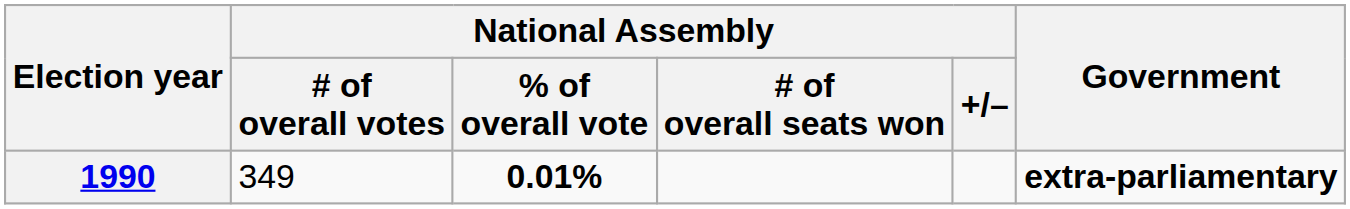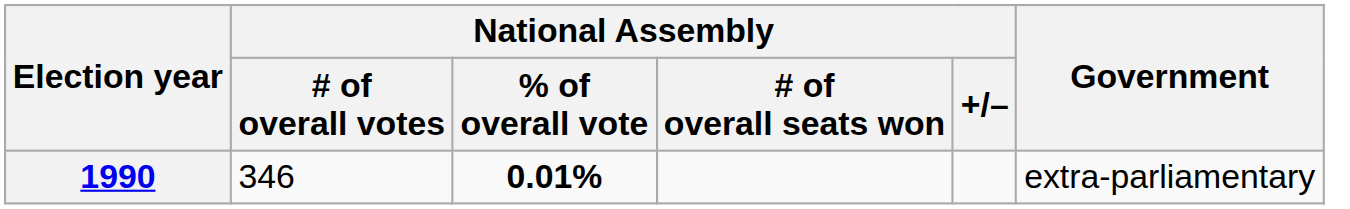(267, 176) 349 -> (267, 176) 346
(1181, 176) bold -> (1170, 176) normal
